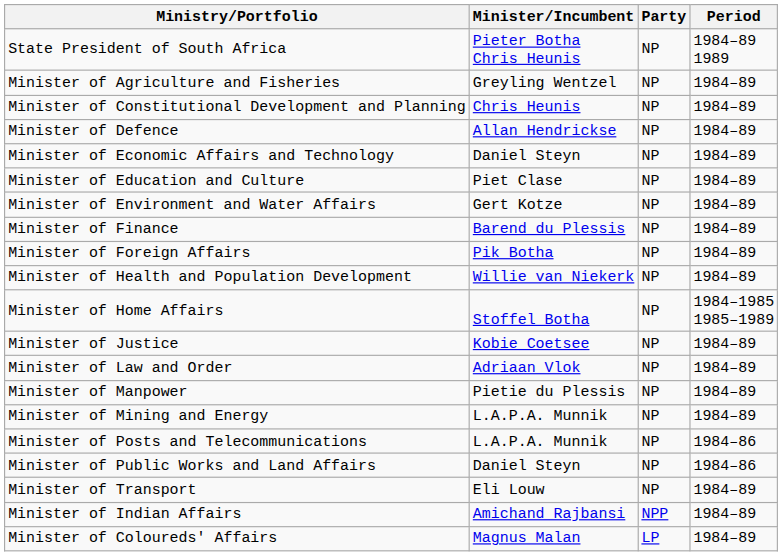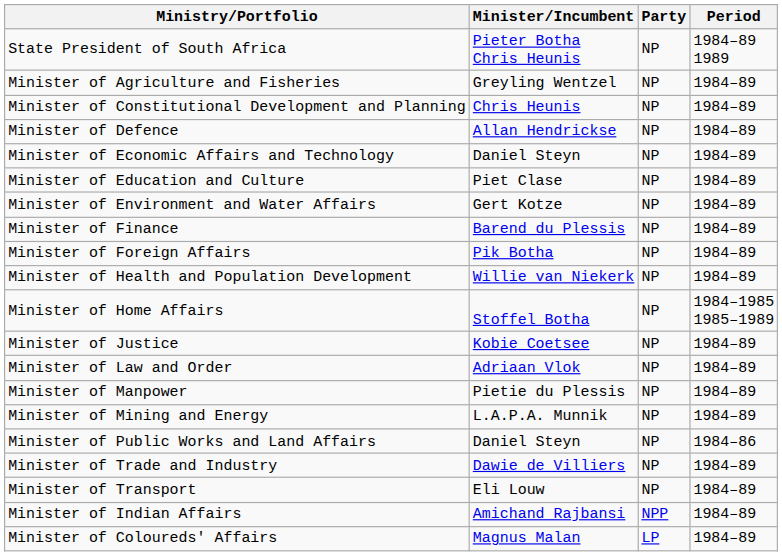- row: (188, 441)
+ row: (143, 465)
